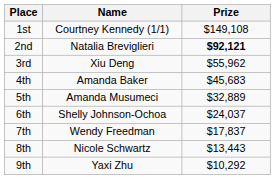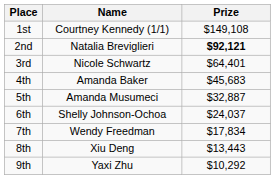(112, 64) Xiu Deng -> (112, 64) Nicole Schwartz
(226, 64) $55,962 -> (226, 64) $64,401
(226, 98) $32,889 -> (226, 98) $32,887
(226, 132) $17,837 -> (226, 132) $17,834
(112, 149) Nicole Schwartz -> (112, 149) Xiu Deng
